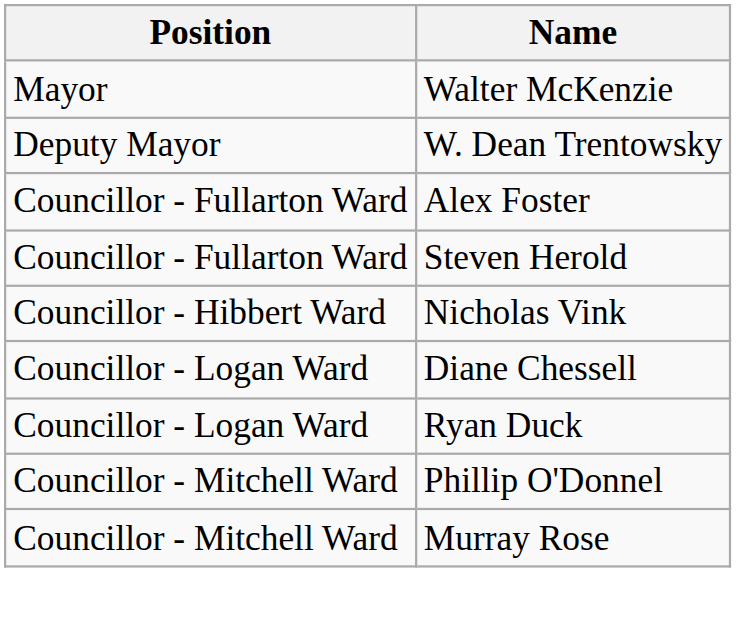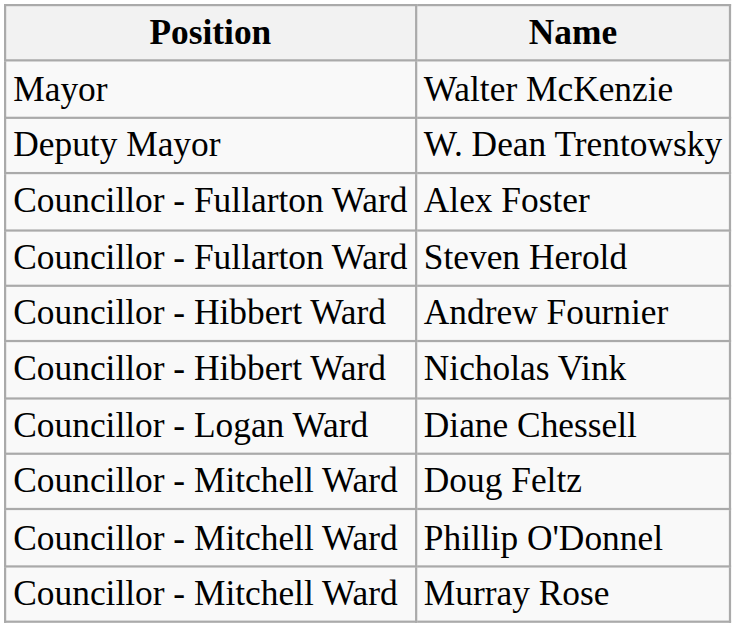+ row: (546, 312)
- row: (503, 425)
+ row: (503, 481)
